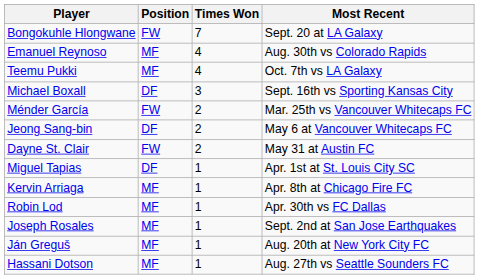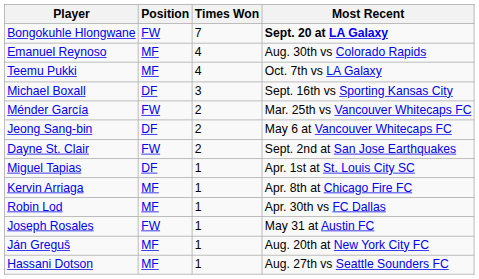(324, 33) normal -> (326, 33) bold
(320, 149) May 31 at Austin FC -> (360, 149) Sept. 2nd at San Jose Earthquakes
(150, 226) MF -> (151, 226) FW
(360, 226) Sept. 2nd at San Jose Earthquakes -> (320, 226) May 31 at Austin FC
